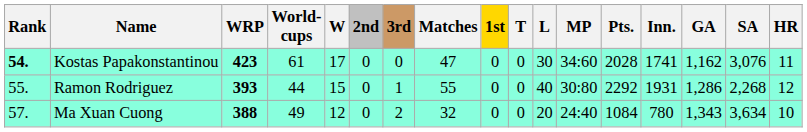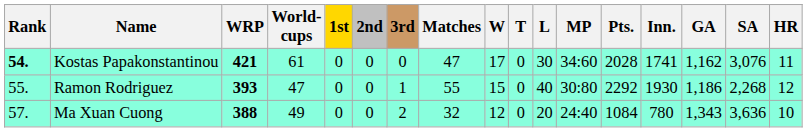columns swapped: (495, 26) <-> (337, 26)
(245, 61) 423 -> (245, 61) 421
(297, 87) 44 -> (297, 87) 47
(661, 87) 1931 -> (661, 87) 1930
(704, 87) 1,286 -> (704, 87) 1,186
(748, 113) 3,634 -> (748, 113) 3,636
